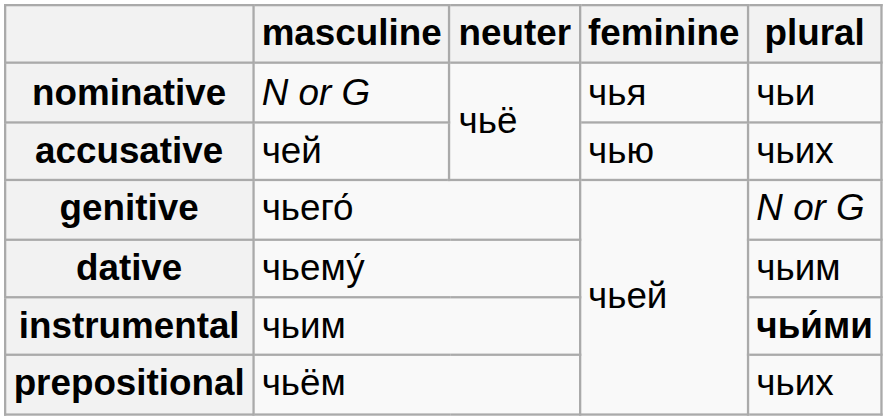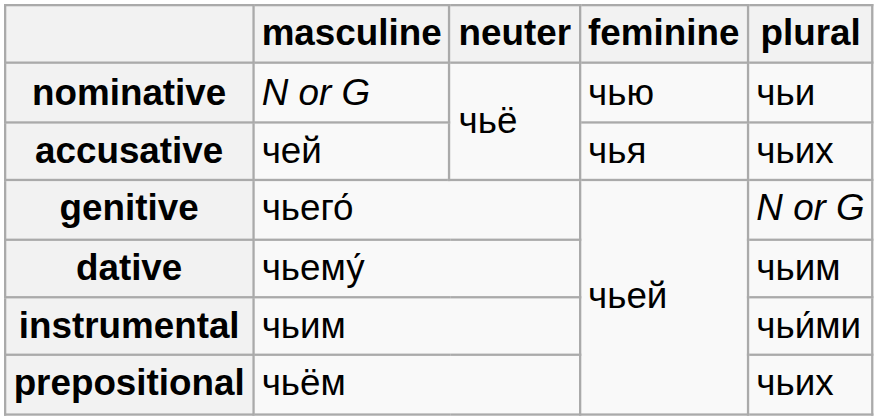(617, 92) чья -> (621, 92) чью
(621, 150) чью -> (617, 150) чья
(815, 325) bold -> (809, 325) normal
